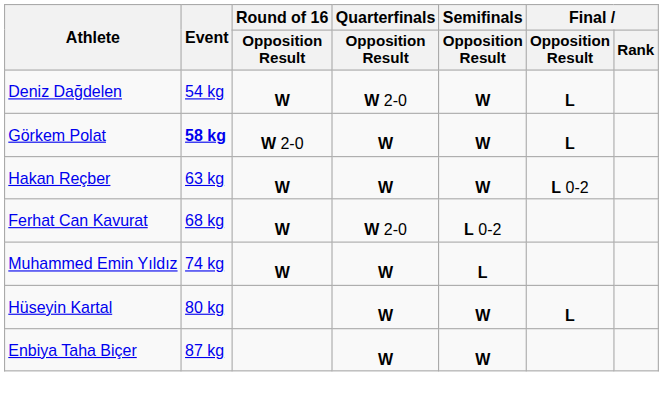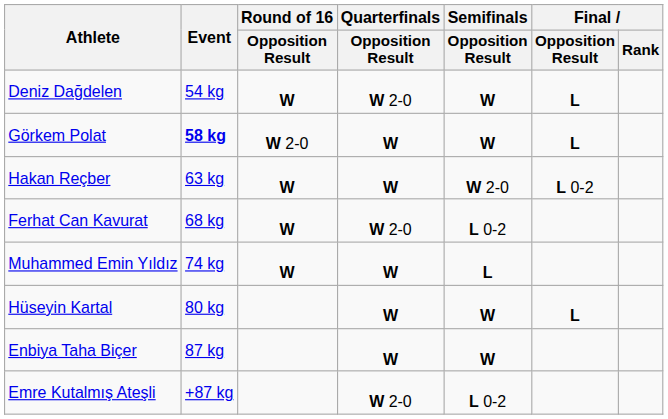(483, 187) W -> (488, 187) W 2-0
+ row: (82, 393)
